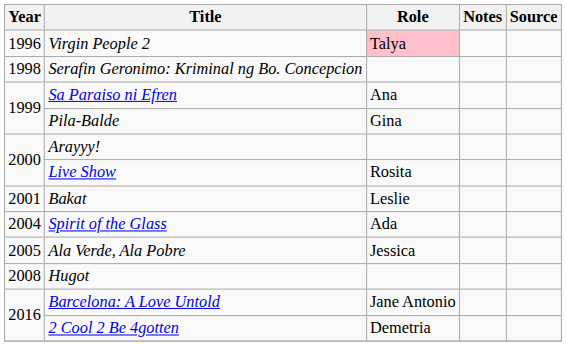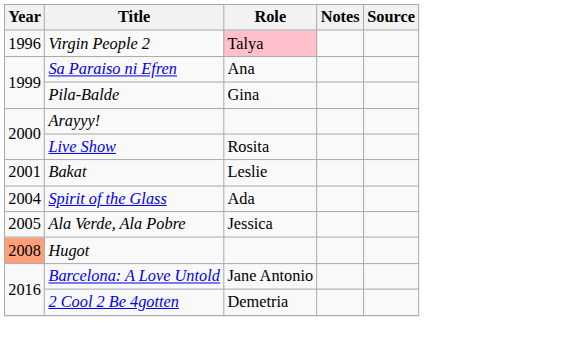- row: (205, 69)
(25, 276) no background -> (25, 250) lightsalmon background
